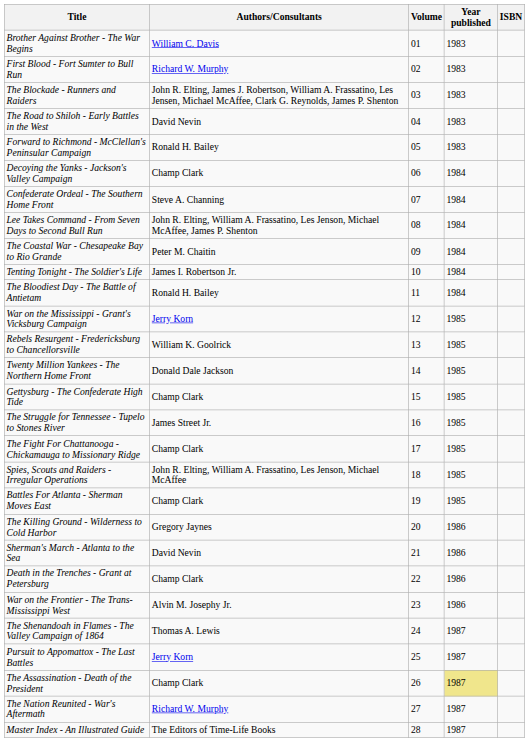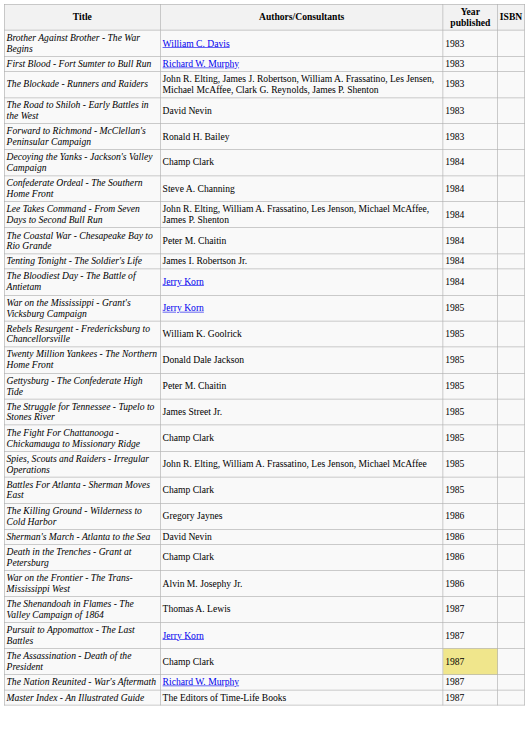- column: (426, 17)
(185, 292) Ronald H. Bailey -> (183, 282) Jerry Korn
(178, 397) Champ Clark -> (194, 386) Peter M. Chaitin
